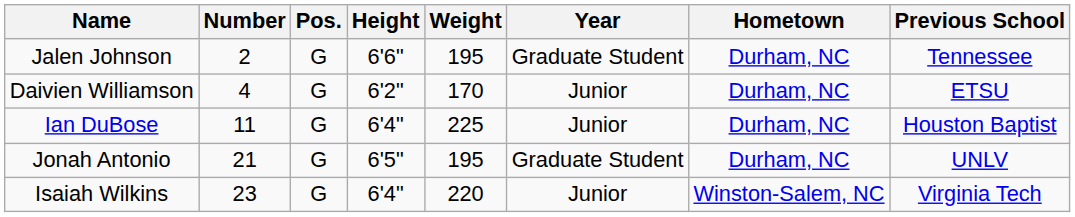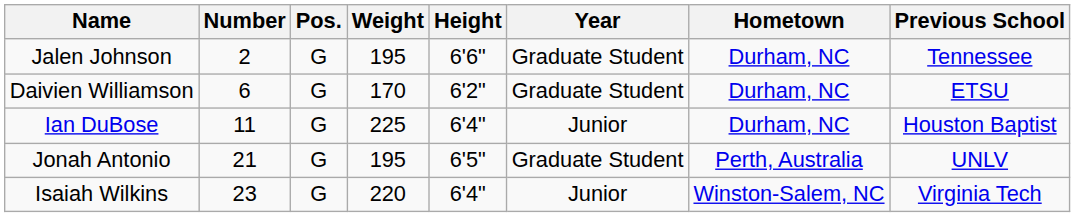columns swapped: (386, 21) <-> (466, 21)
(245, 90) 4 -> (245, 90) 6
(598, 90) Junior -> (598, 90) Graduate Student
(789, 159) Durham, NC -> (789, 159) Perth, Australia
